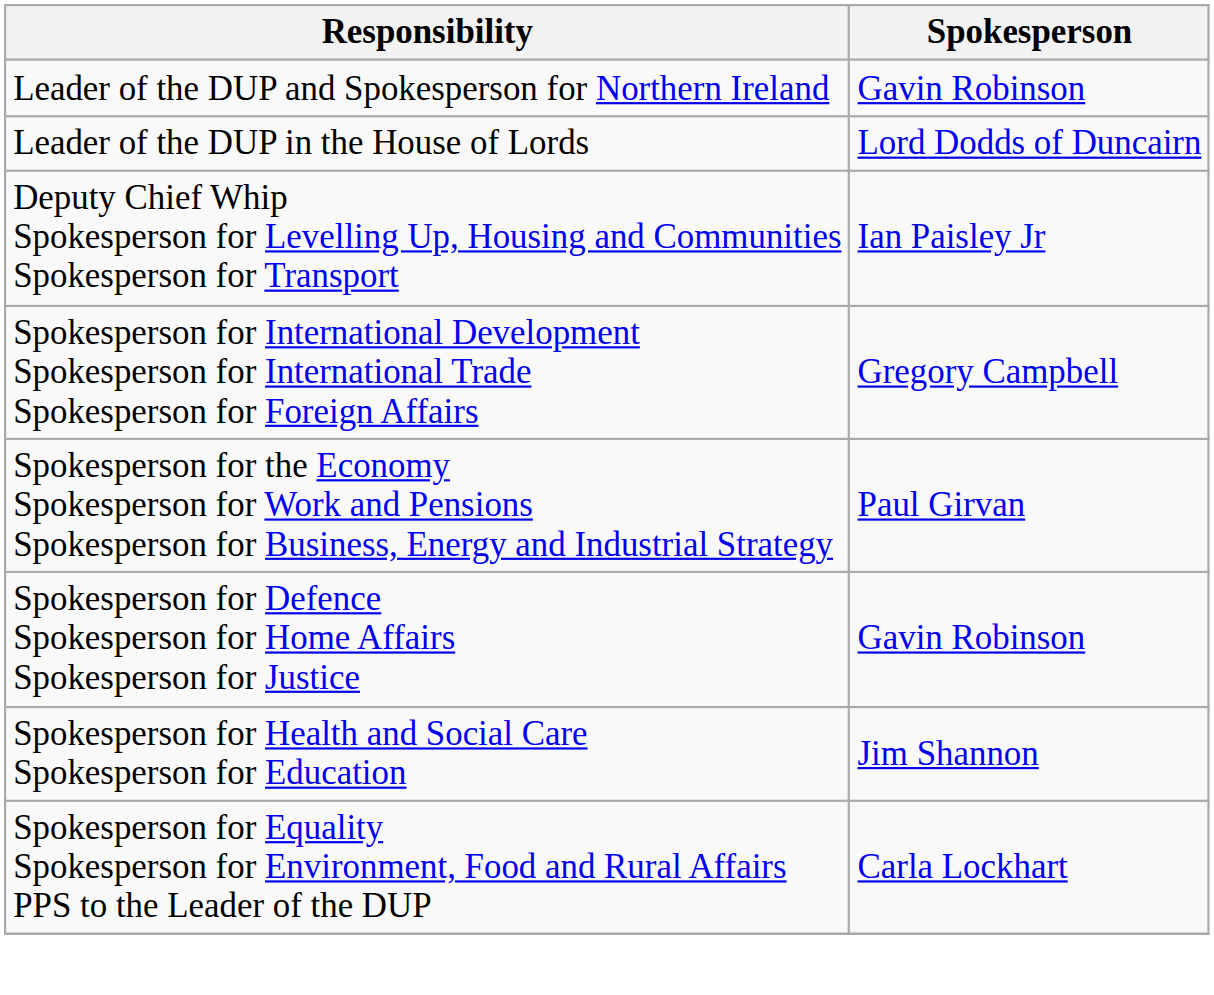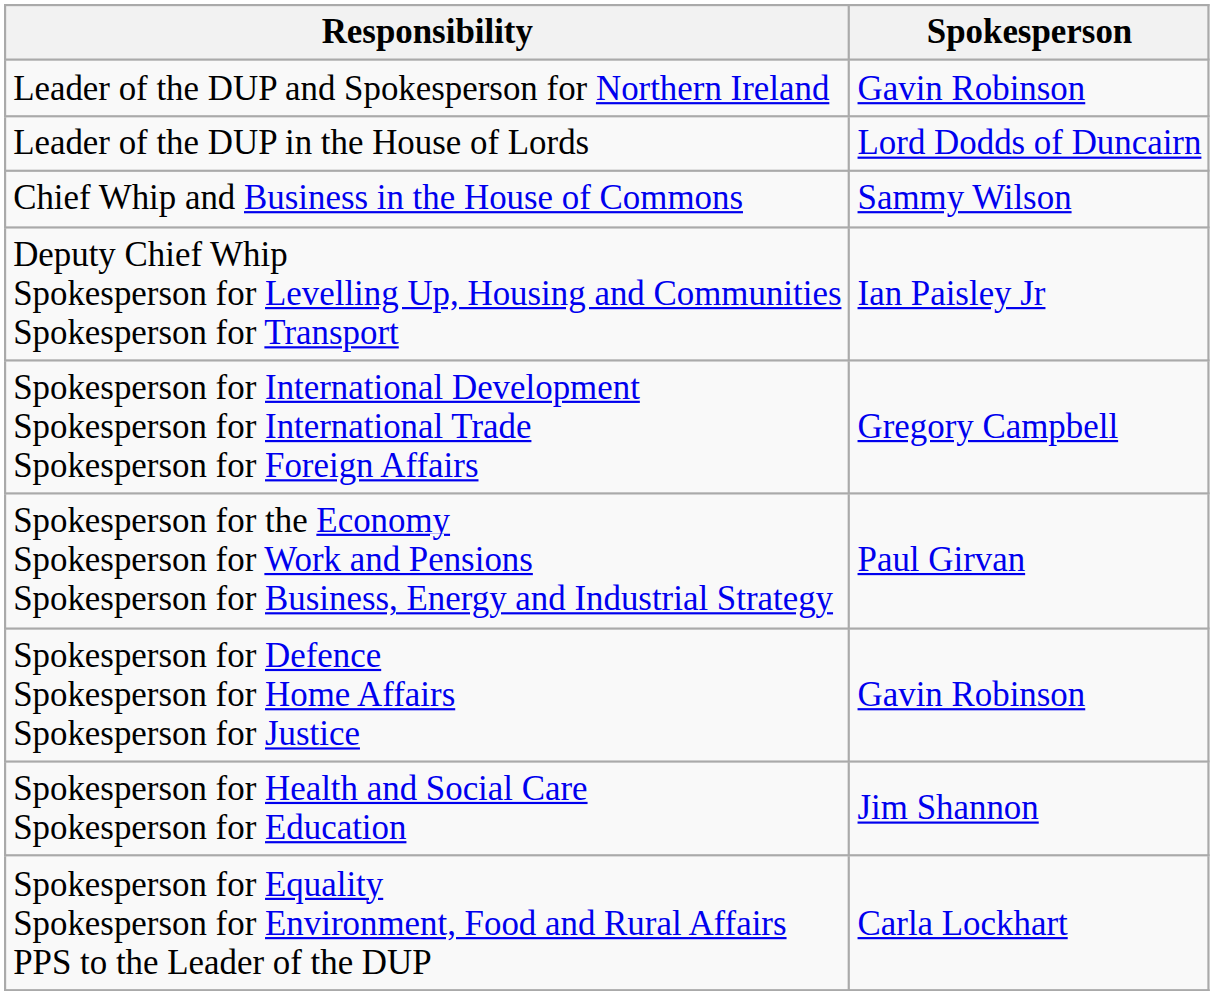+ row: (378, 198)
